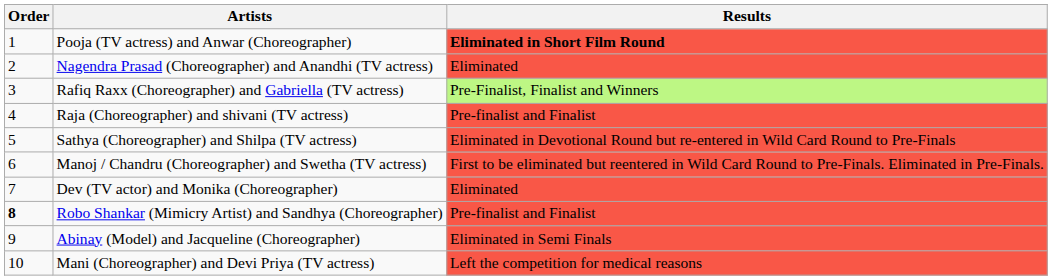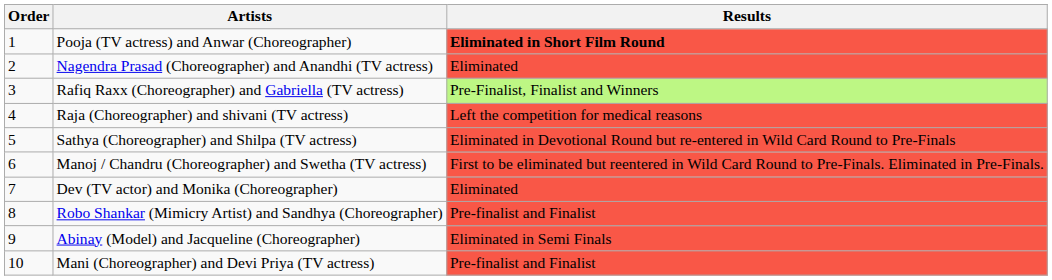(523, 115) Pre-finalist and Finalist -> (576, 115) Left the competition for medical reasons
(12, 213) bold -> (12, 213) normal
(576, 262) Left the competition for medical reasons -> (523, 262) Pre-finalist and Finalist
